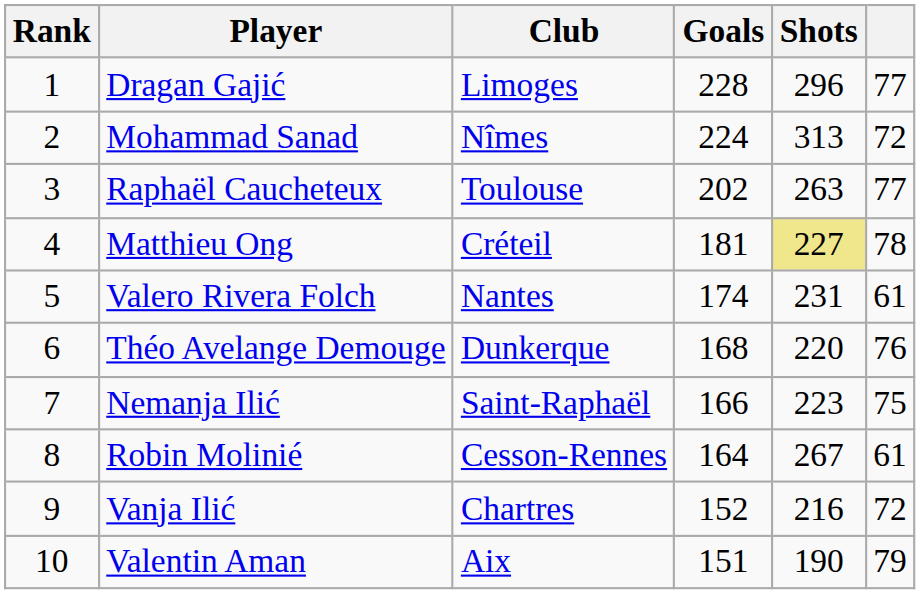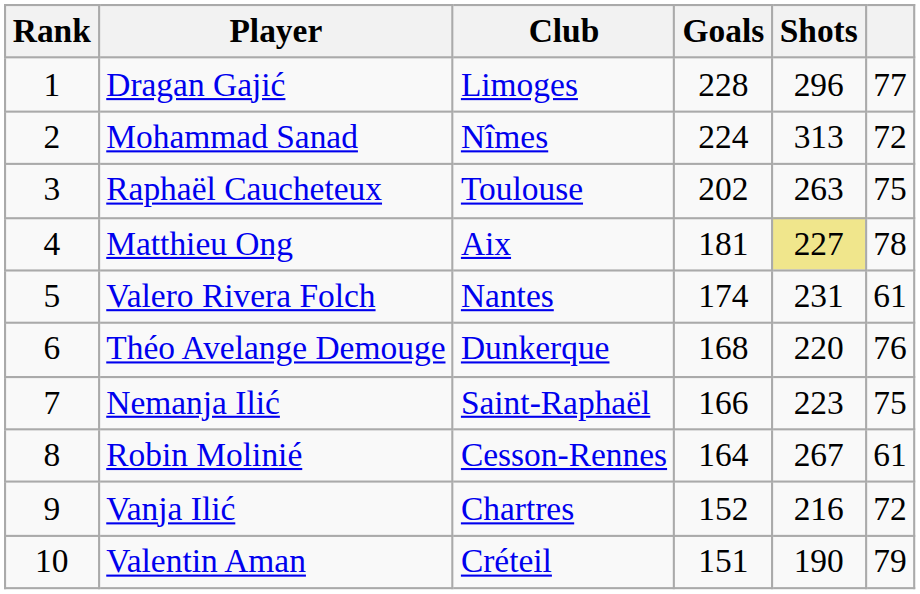(890, 190) 77 -> (890, 190) 75
(506, 243) Créteil -> (486, 243) Aix
(486, 561) Aix -> (506, 561) Créteil
